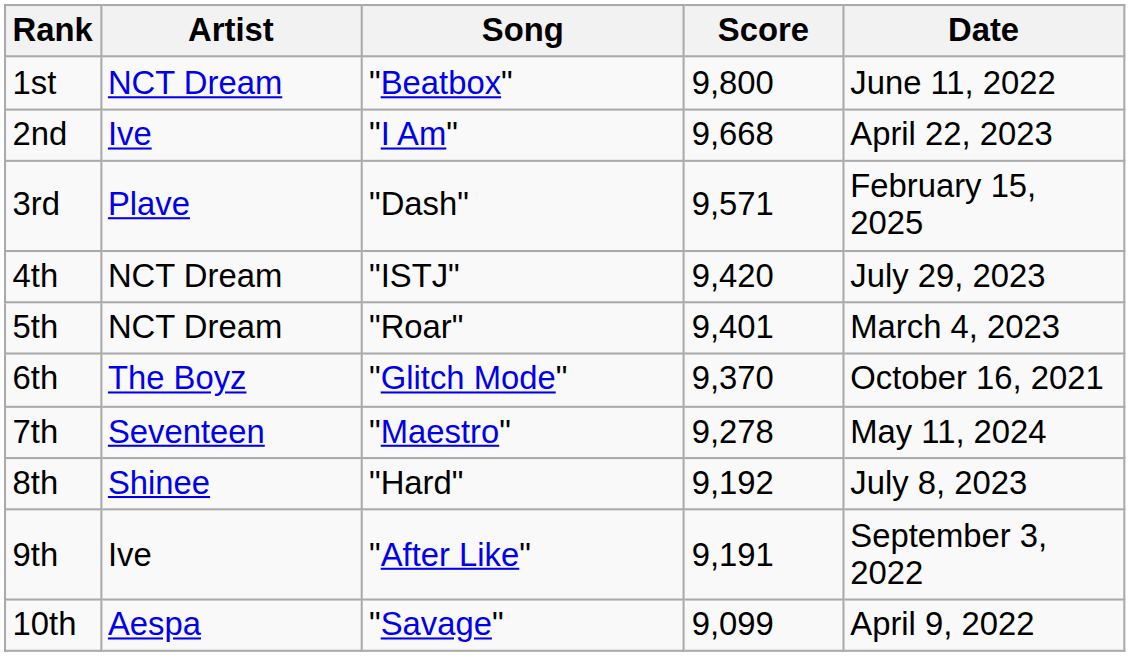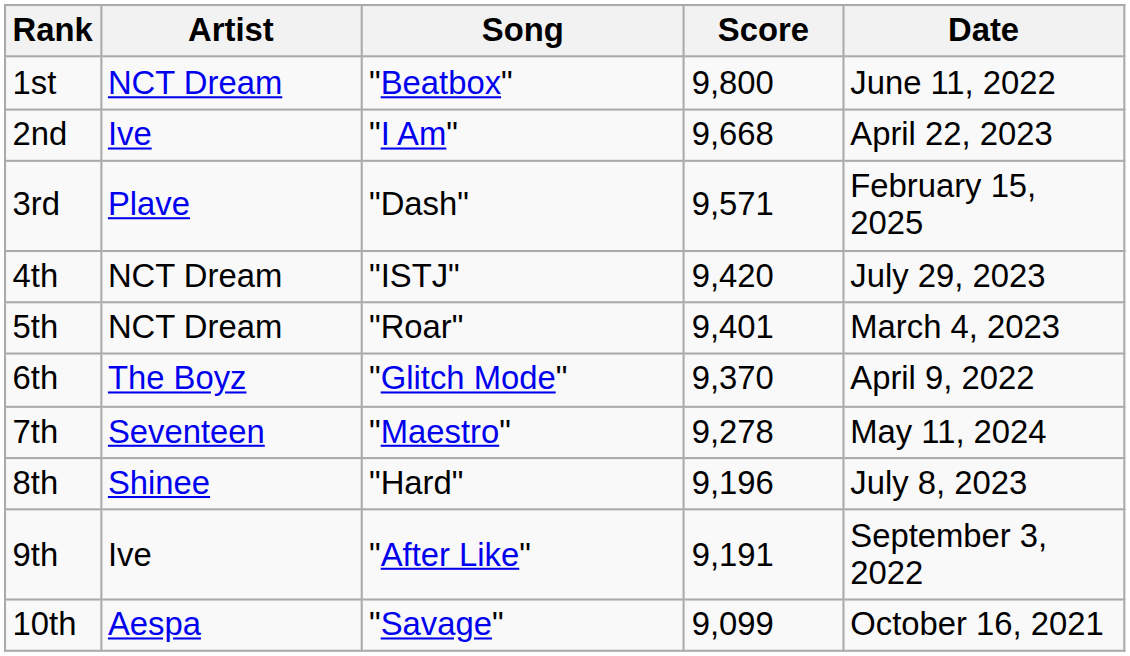(977, 379) October 16, 2021 -> (942, 379) April 9, 2022
(733, 483) 9,192 -> (733, 483) 9,196
(942, 624) April 9, 2022 -> (977, 624) October 16, 2021
